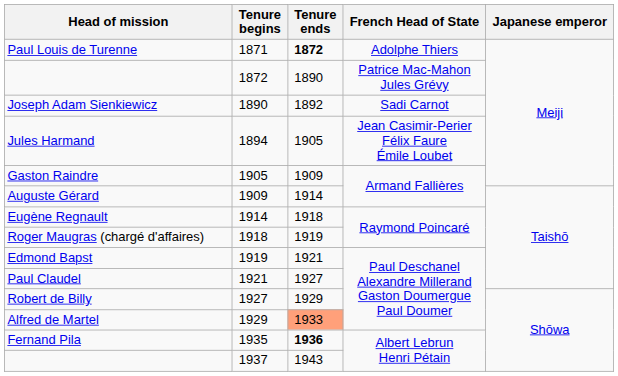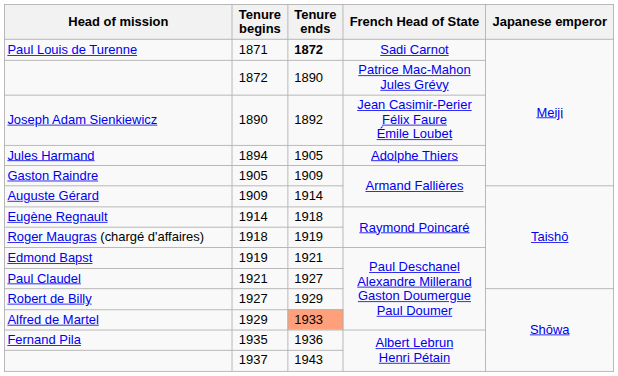(414, 49) Adolphe Thiers -> (414, 49) Sadi Carnot
(414, 105) Sadi Carnot -> (414, 120) Jean Casimir-Perier Félix Faure Émile Loubet
(414, 140) Jean Casimir-Perier Félix Faure Émile Loubet -> (414, 155) Adolphe Thiers
(307, 340) bold -> (307, 340) normal
